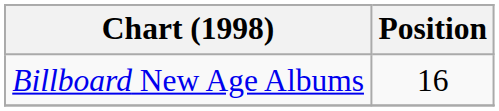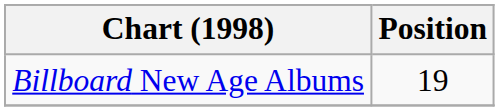(433, 79) 16 -> (433, 79) 19
